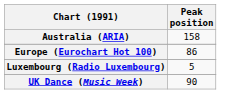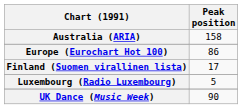+ row: (97, 67)
